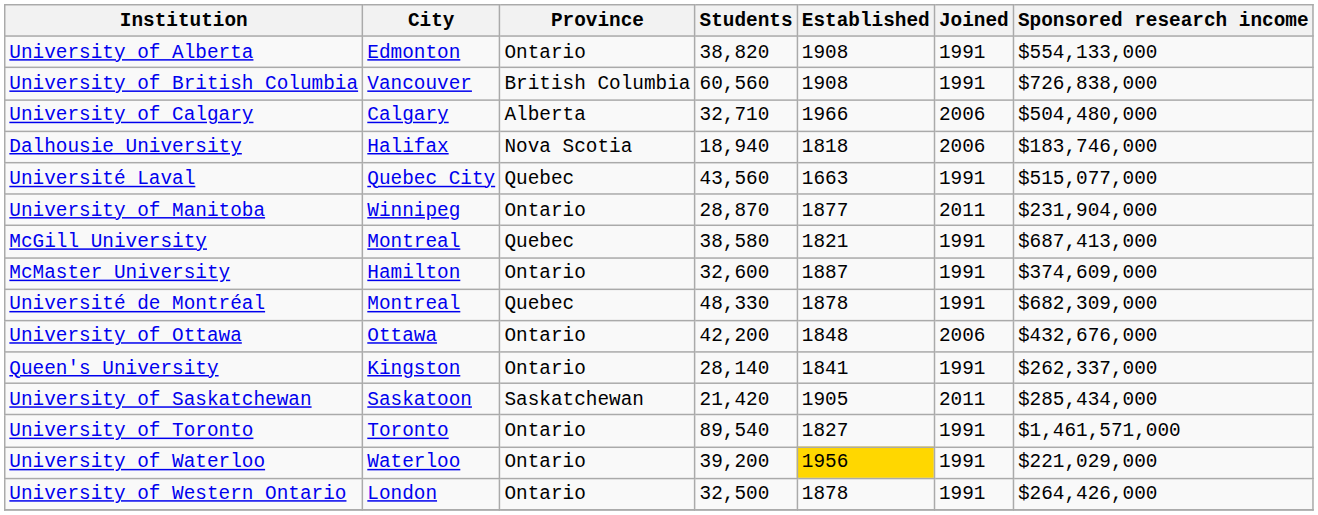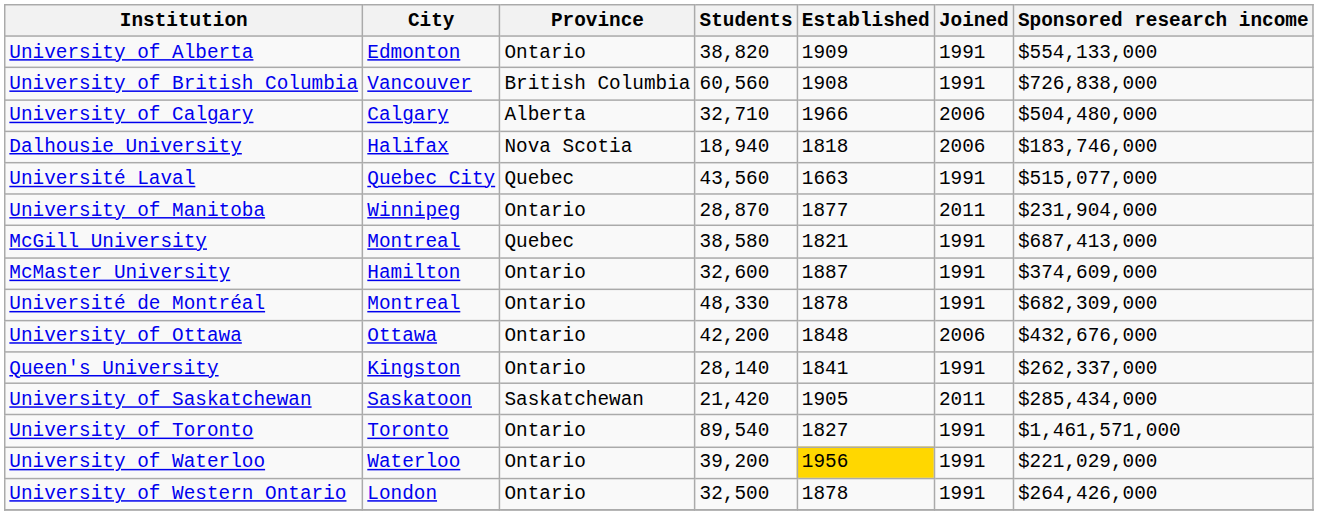(825, 52) 1908 -> (825, 52) 1909
(539, 305) Quebec -> (545, 305) Ontario
